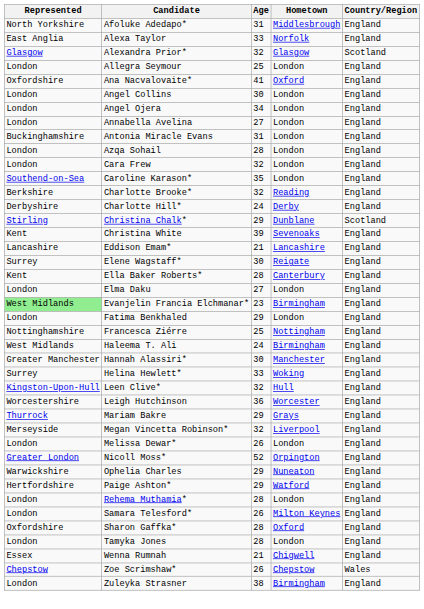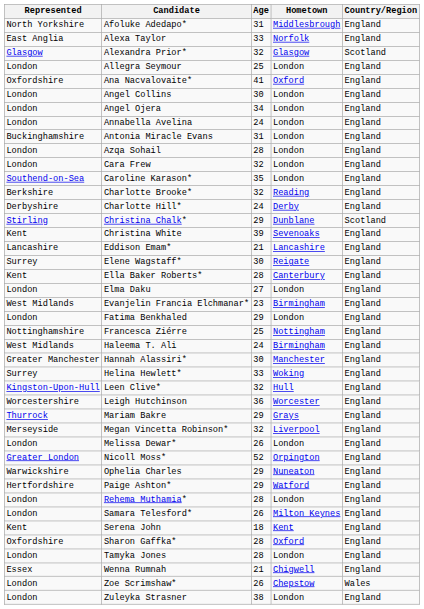(258, 123) 27 -> (258, 123) 24
(40, 305) lightgreen background -> (40, 305) no background
+ row: (132, 528)
(27, 570) Chepstow -> (22, 584) London
(299, 584) Birmingham -> (289, 598) London
